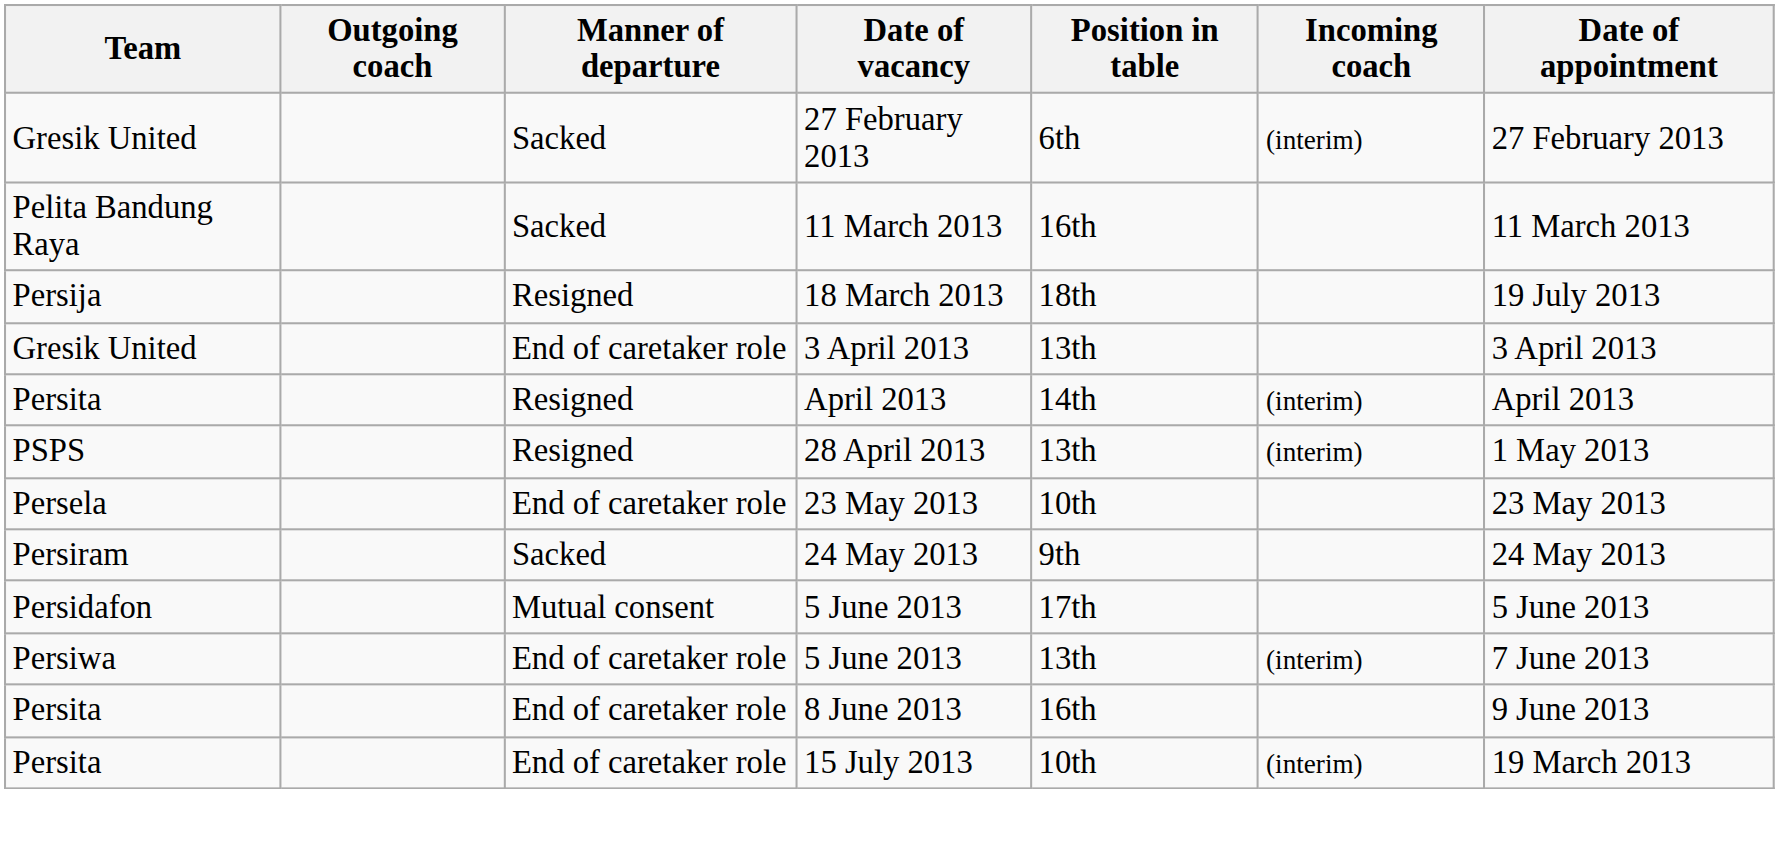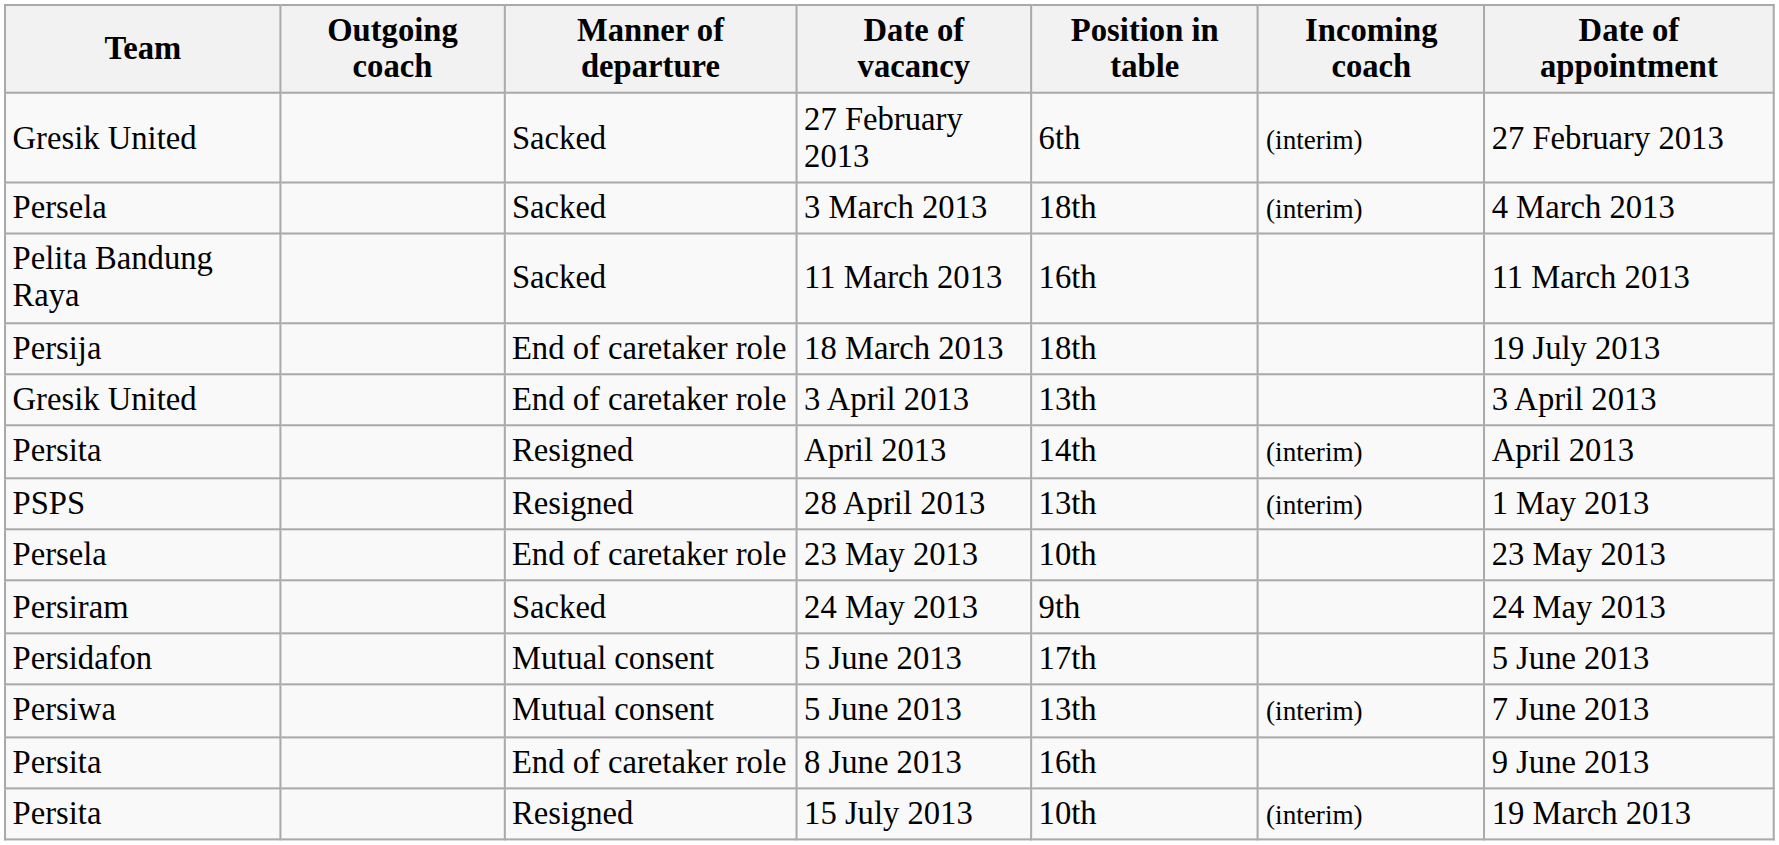+ row: (60, 207)
(573, 295) Resigned -> (649, 347) End of caretaker role
(649, 658) End of caretaker role -> (613, 709) Mutual consent
(649, 761) End of caretaker role -> (573, 813) Resigned
